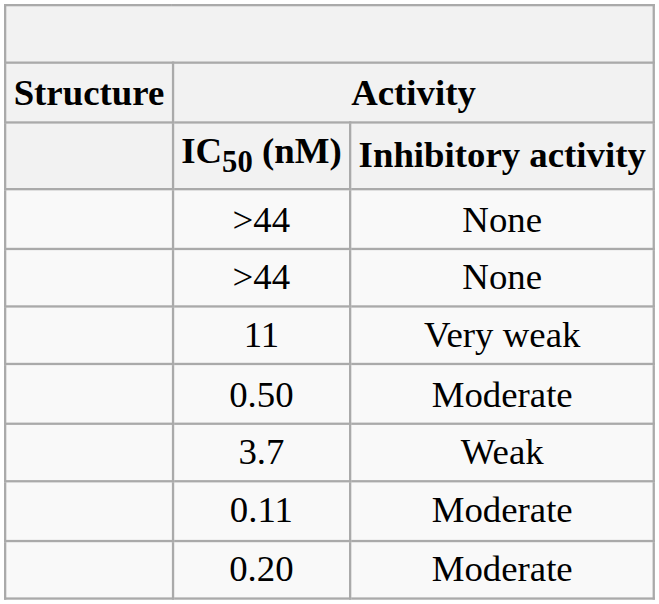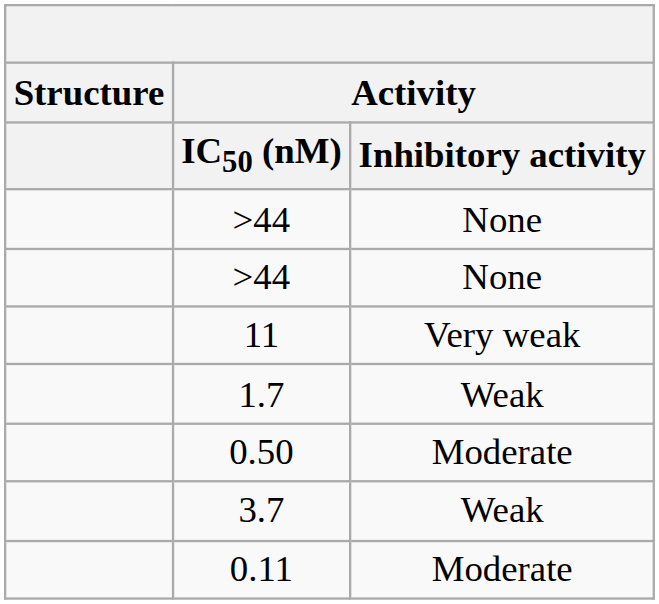+ row: (261, 393)
- row: (261, 568)
